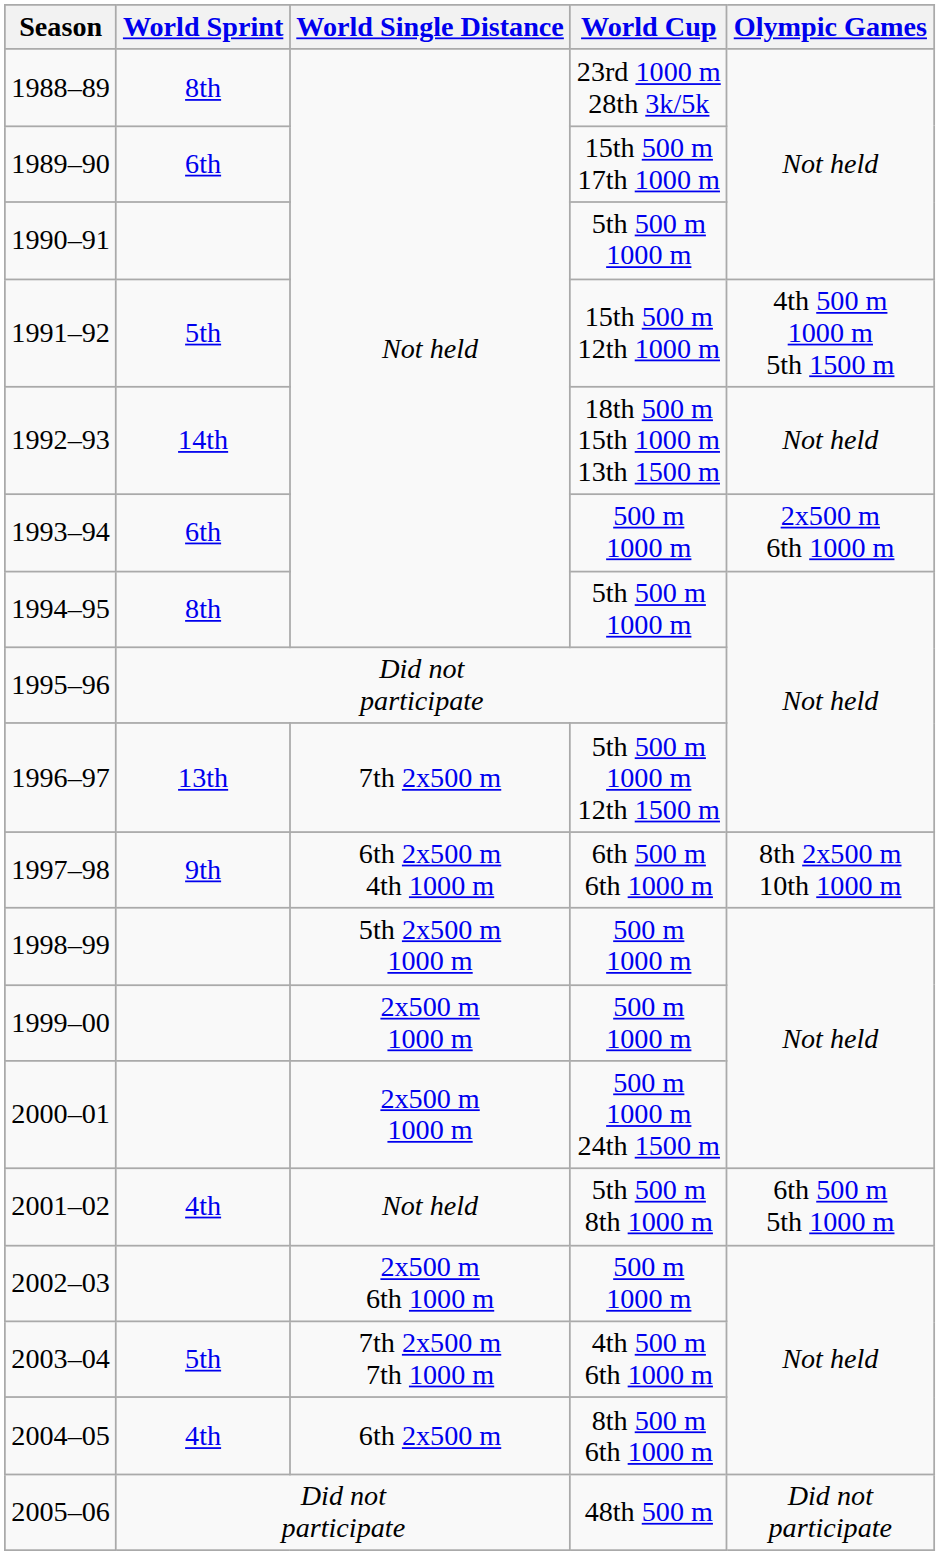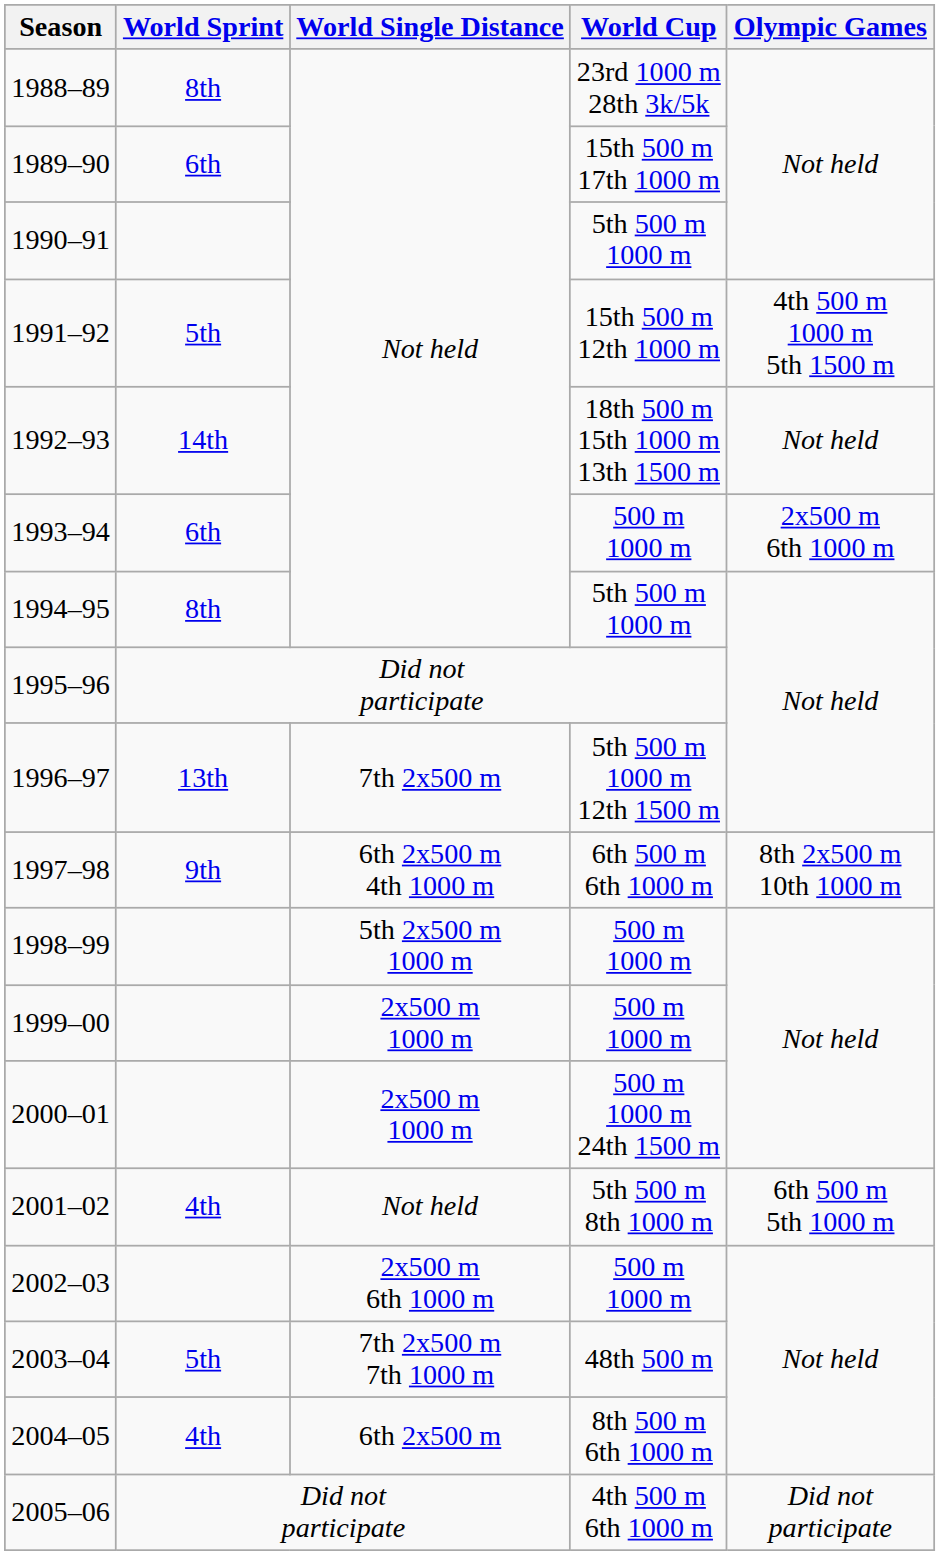(649, 1359) 4th 500 m 6th 1000 m -> (649, 1359) 48th 500 m
(649, 1511) 48th 500 m -> (649, 1511) 4th 500 m 6th 1000 m
